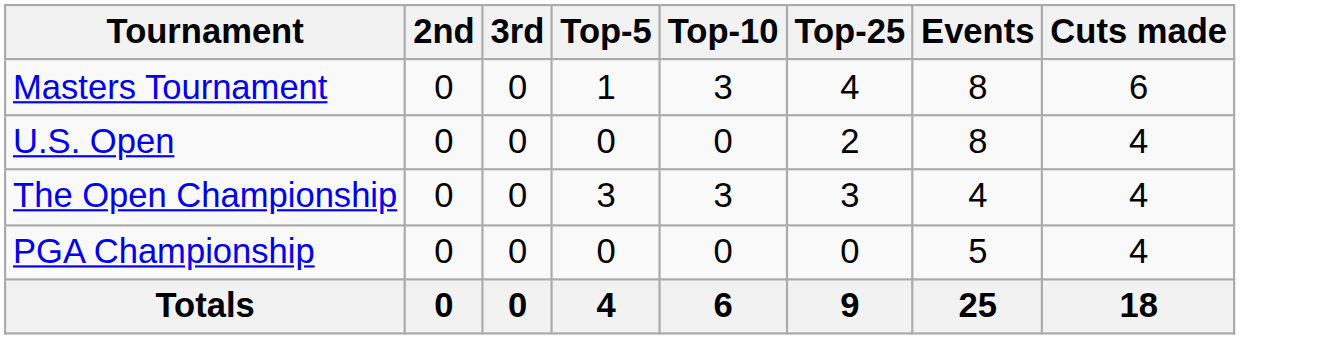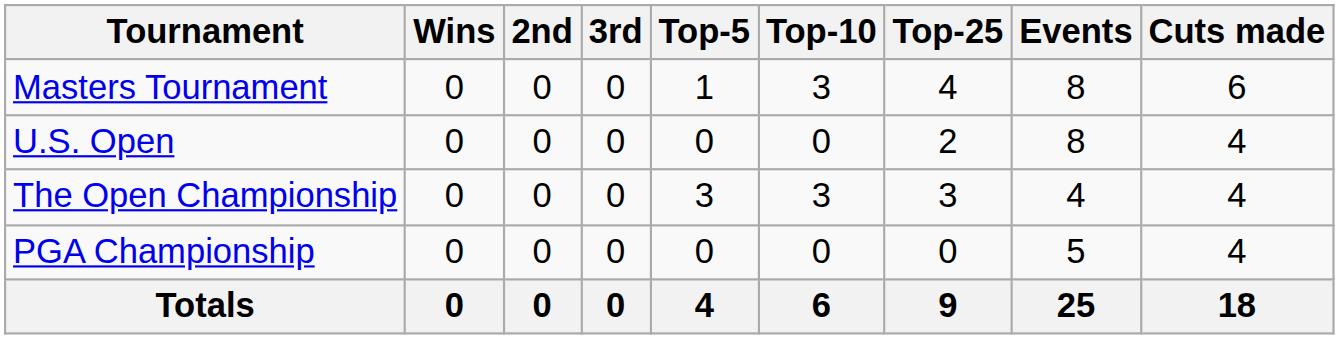+ column: (454, 31)
